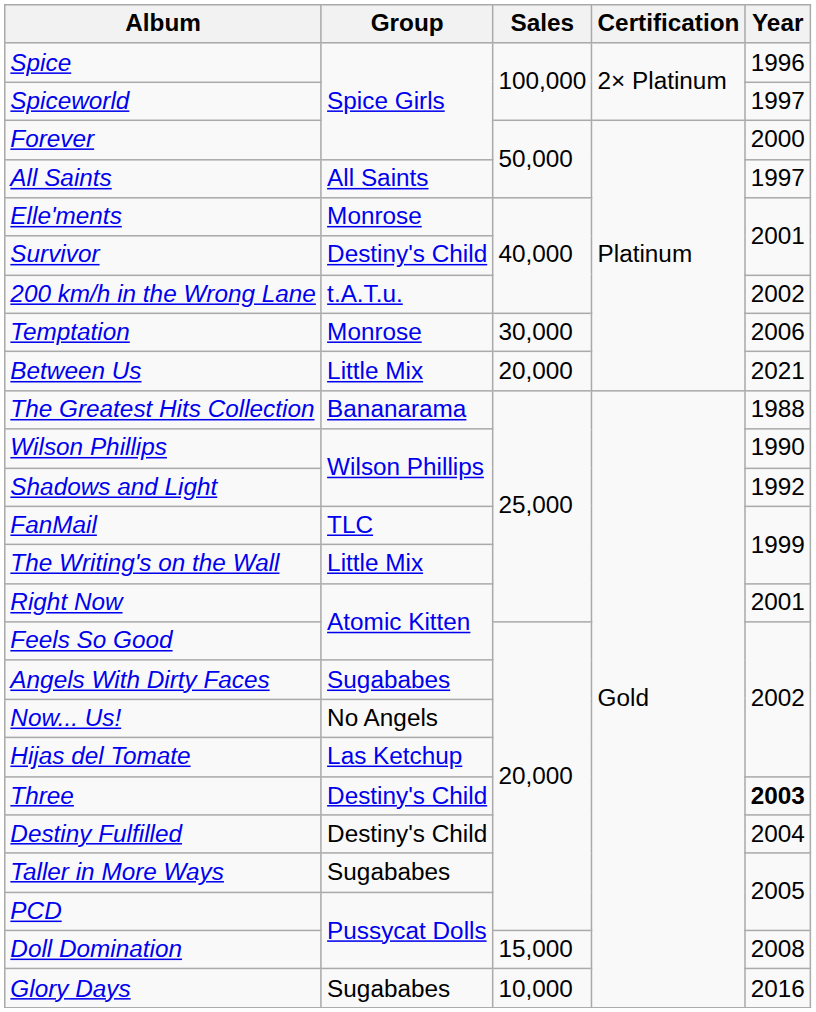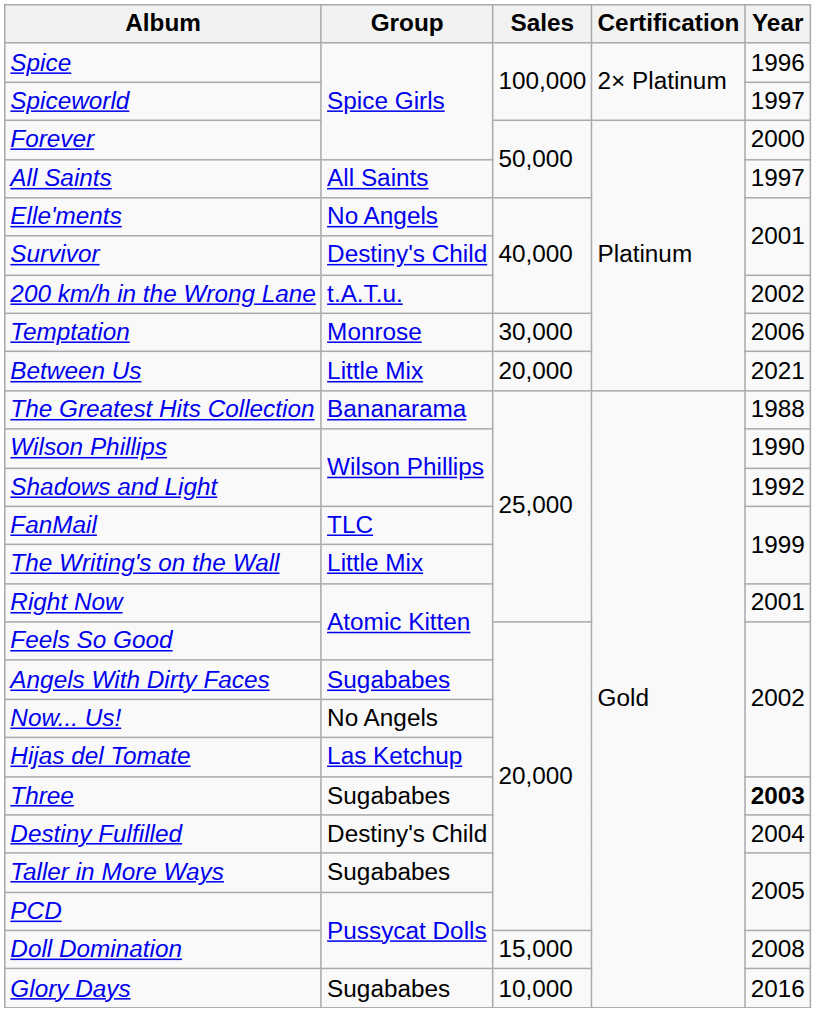(374, 216) Monrose -> (383, 216) No Angels
(407, 795) Destiny's Child -> (389, 795) Sugababes
